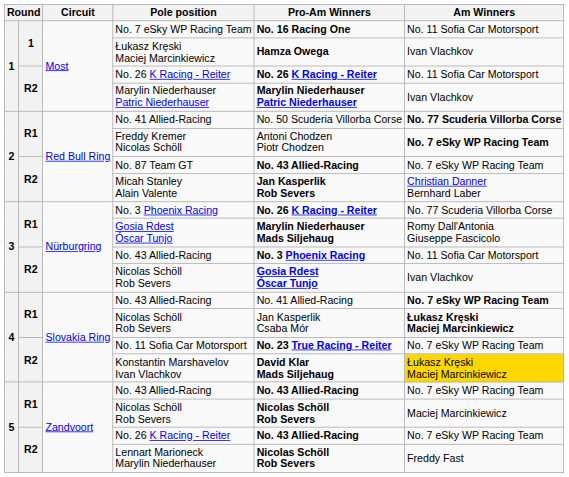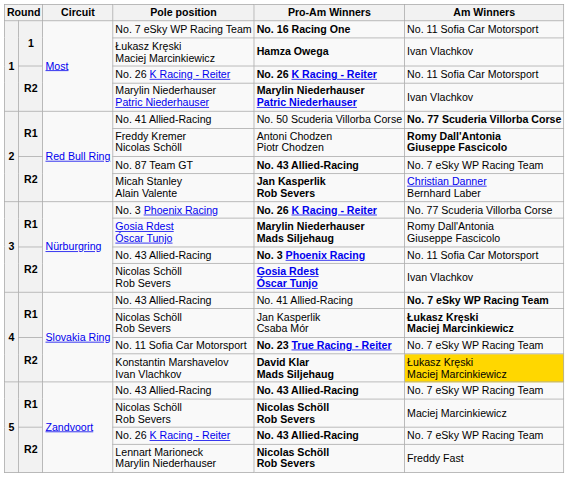(478, 142) No. 7 eSky WP Racing Team -> (457, 142) Romy Dall'Antonia Giuseppe Fascicolo
